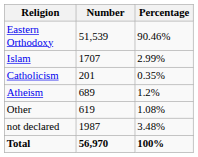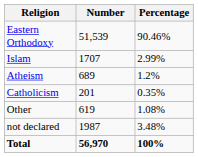rows swapped: (25, 93) <-> (33, 76)
